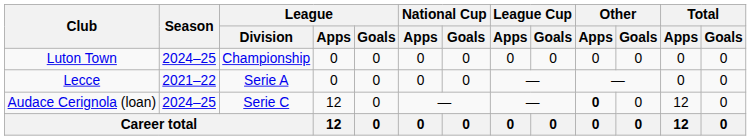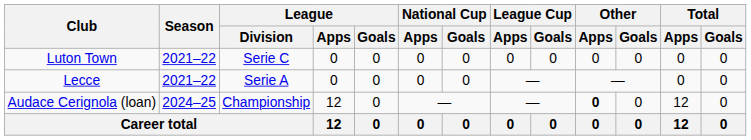(189, 59) 2024–25 -> (189, 59) 2021–22
(266, 59) Championship -> (266, 59) Serie C
(266, 102) Serie C -> (266, 102) Championship
